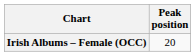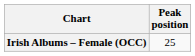(170, 42) 20 -> (170, 42) 25
